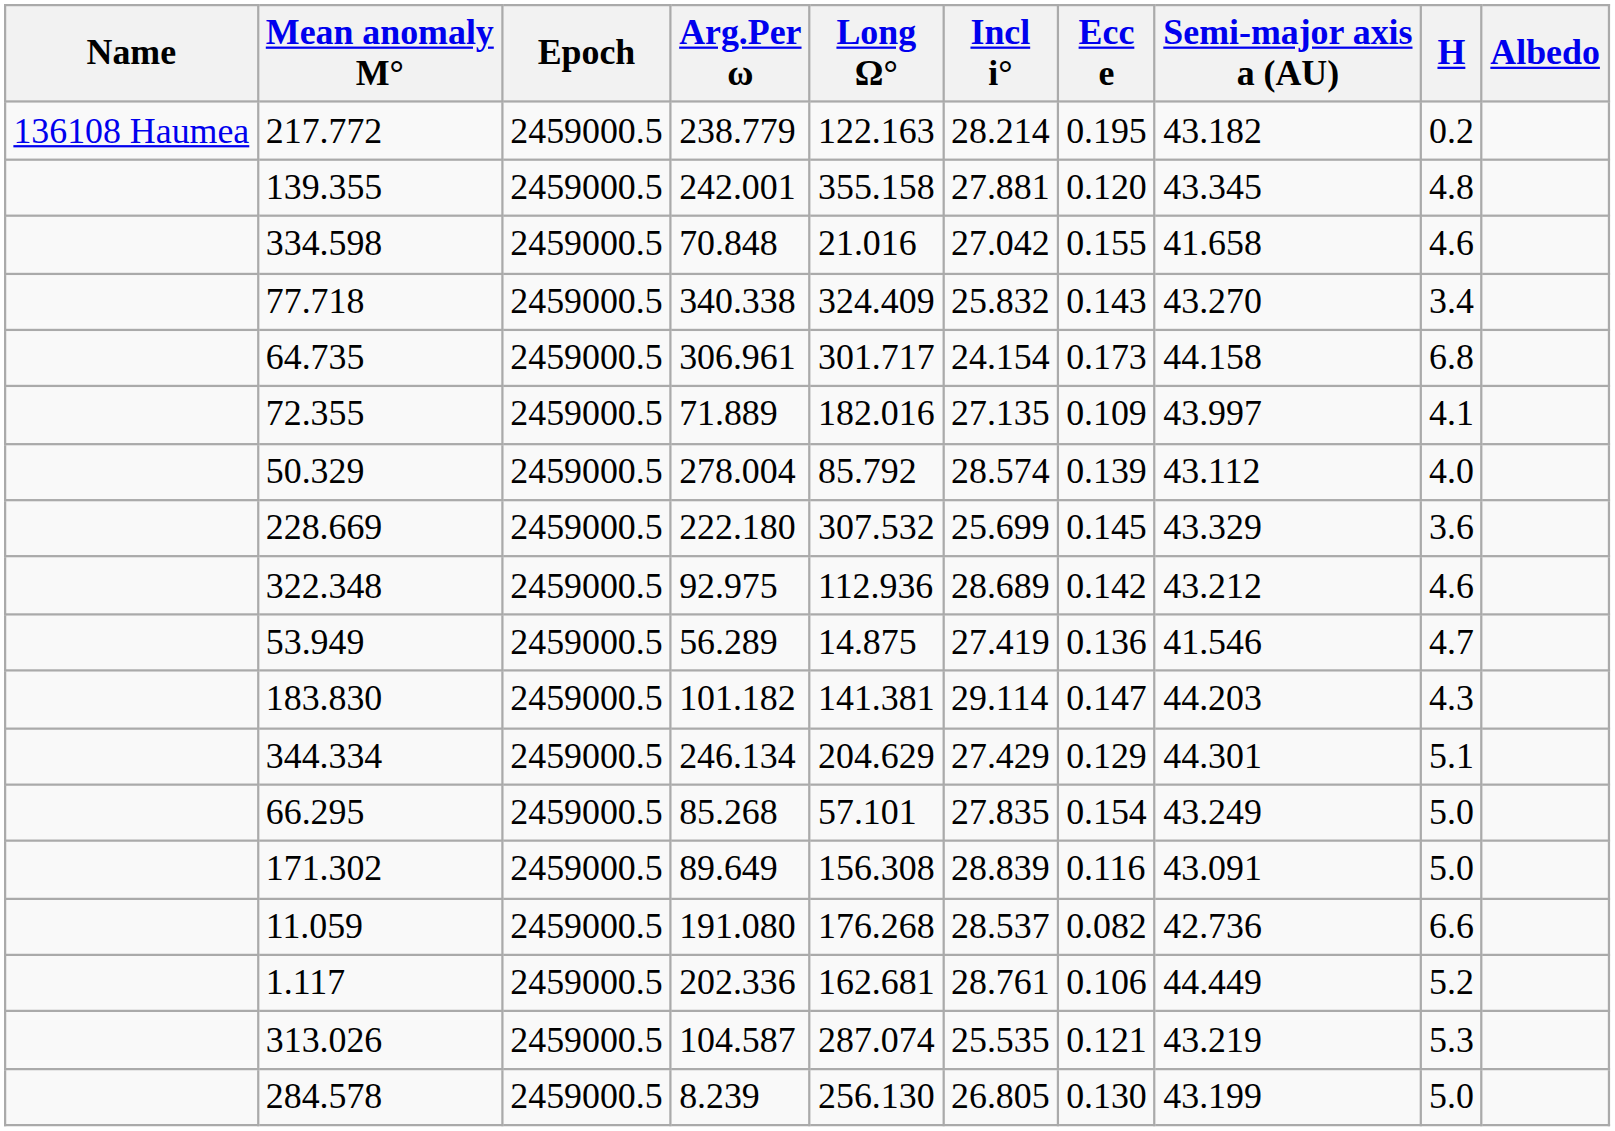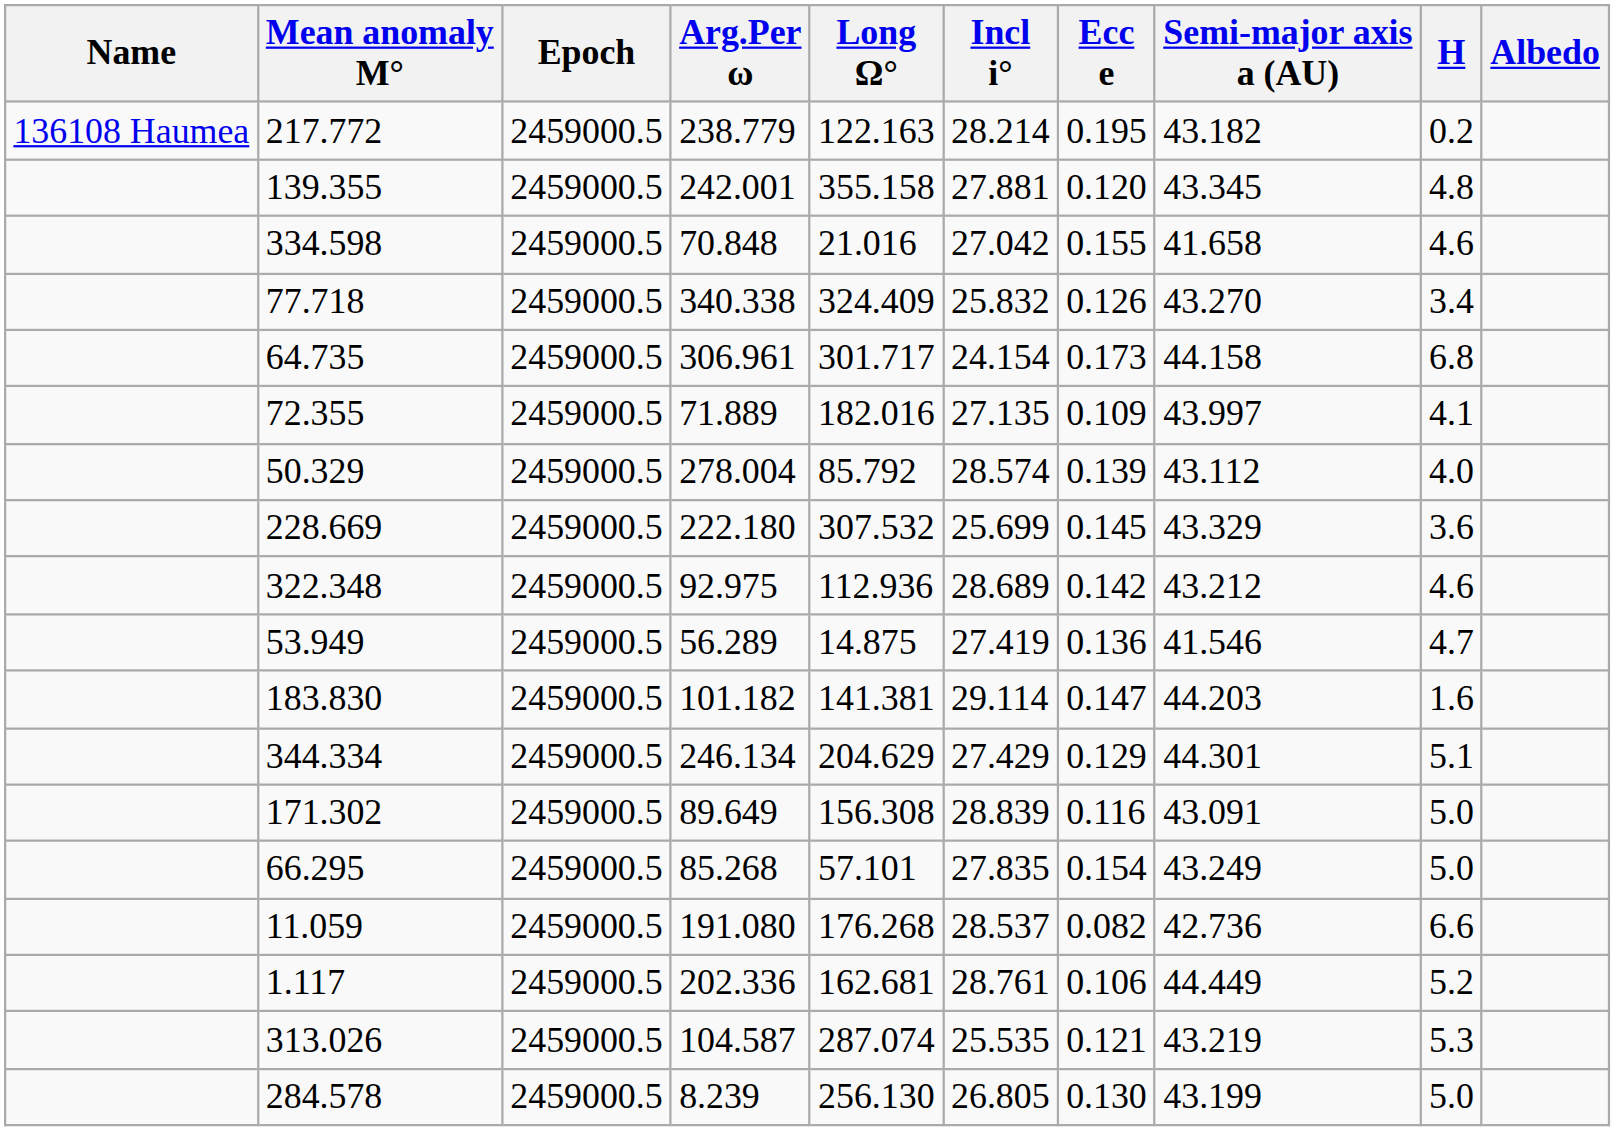(1106, 300) 0.143 -> (1106, 300) 0.126
(1451, 698) 4.3 -> (1451, 698) 1.6
rows swapped: (324, 868) <-> (315, 812)
